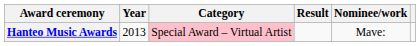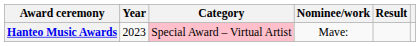columns swapped: (371, 13) <-> (313, 13)
(134, 32) 2013 -> (134, 32) 2023
